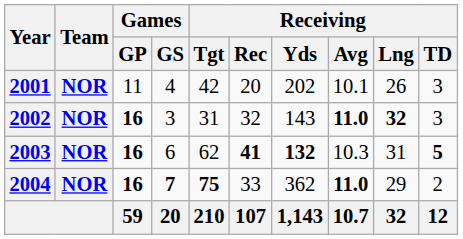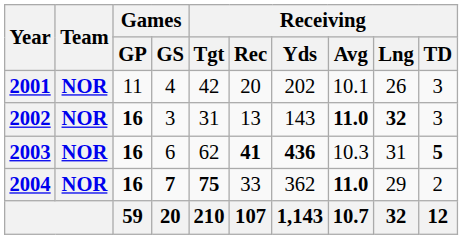(251, 119) 32 -> (251, 119) 13
(300, 151) 132 -> (300, 151) 436
